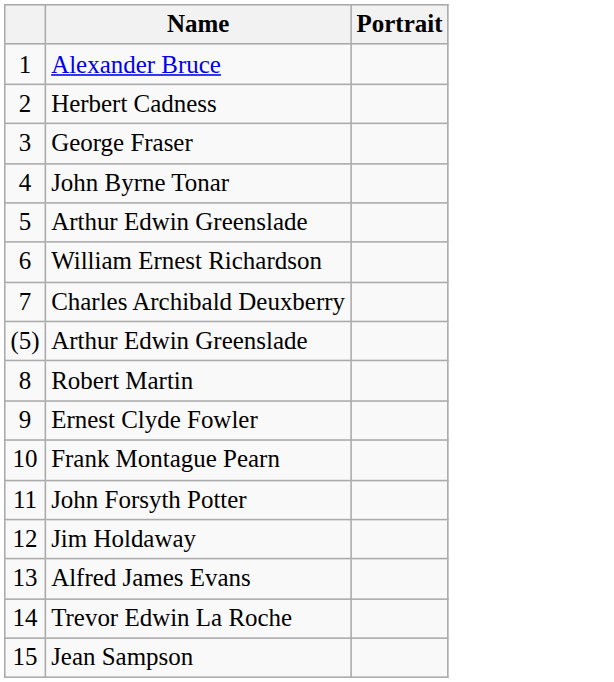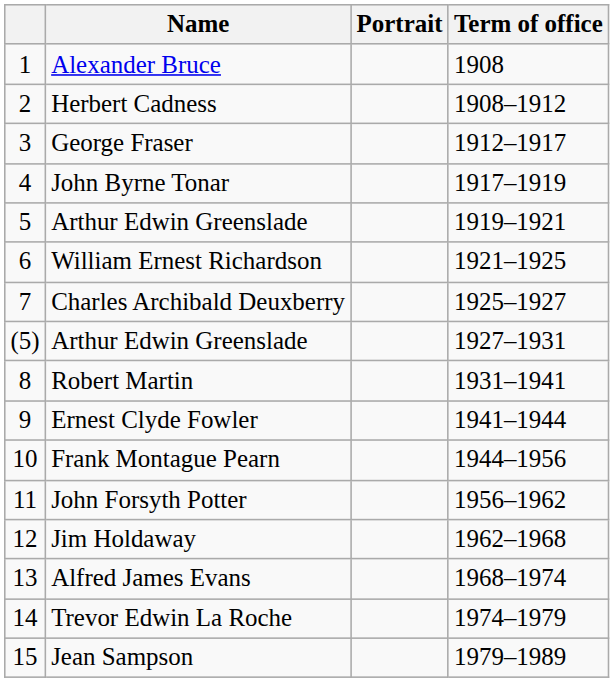+ column: (528, 24)
